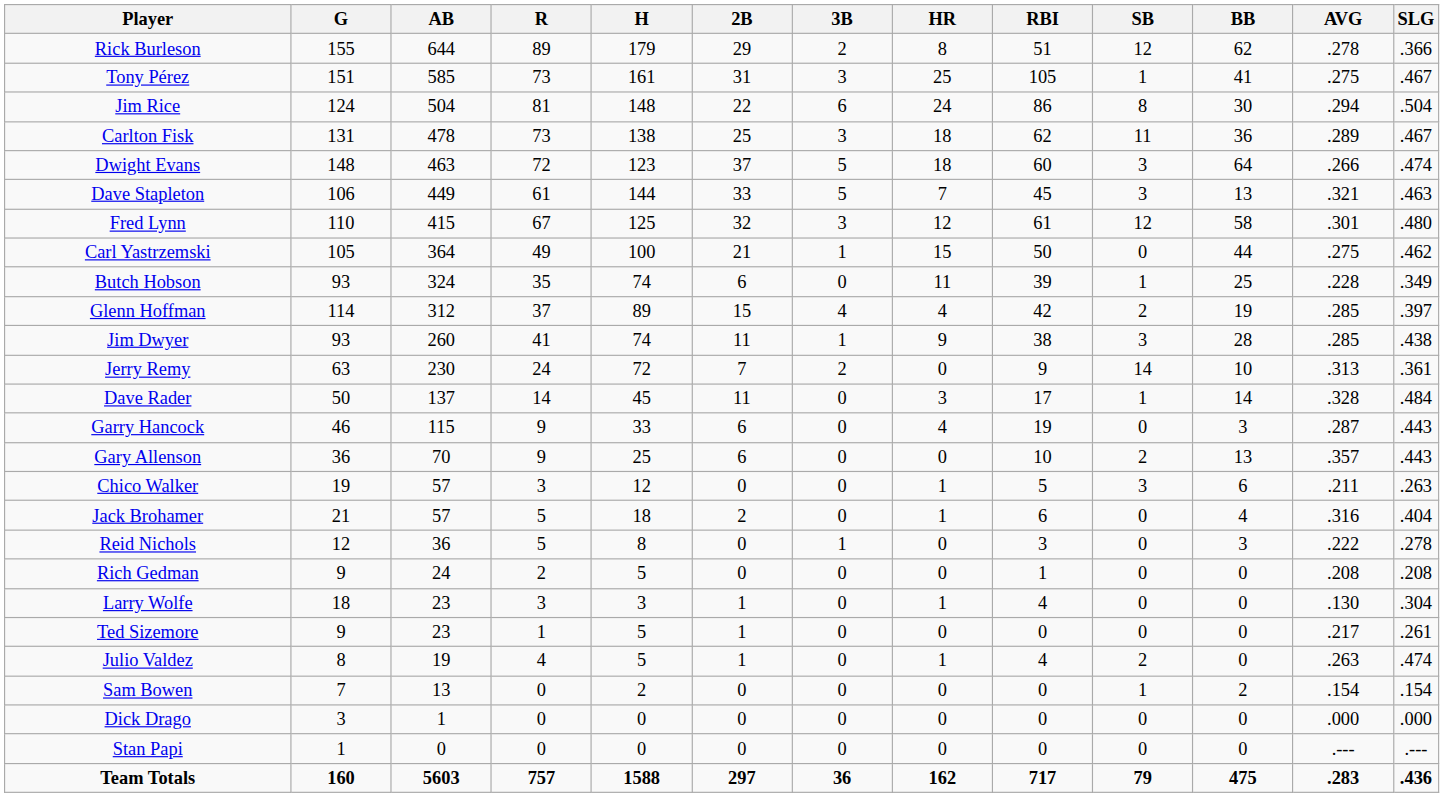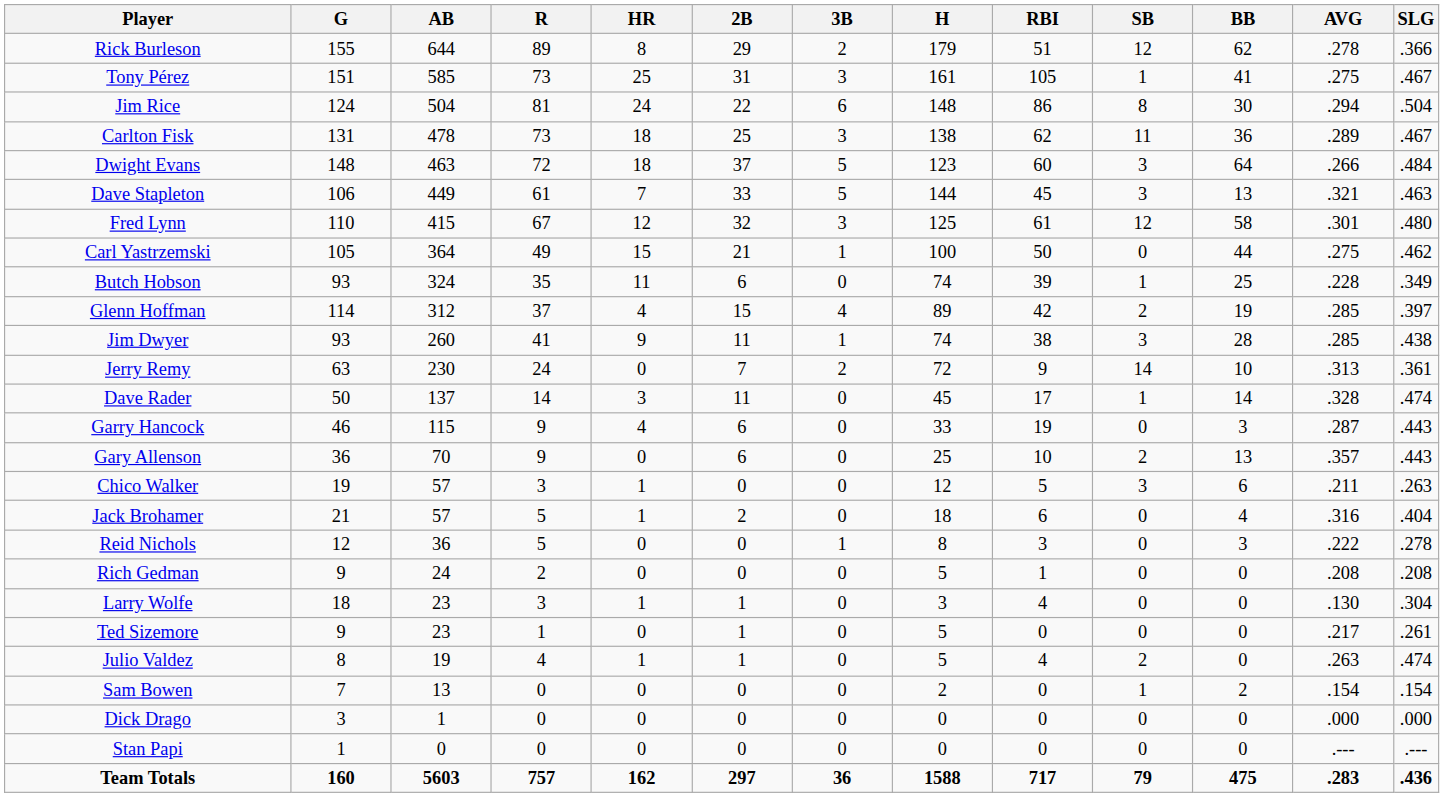columns swapped: (642, 19) <-> (942, 19)
(1416, 164) .474 -> (1416, 164) .484
(1416, 398) .484 -> (1416, 398) .474
